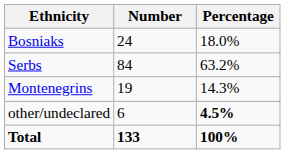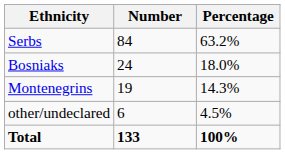rows swapped: (25, 64) <-> (36, 40)
(217, 112) bold -> (216, 112) normal
